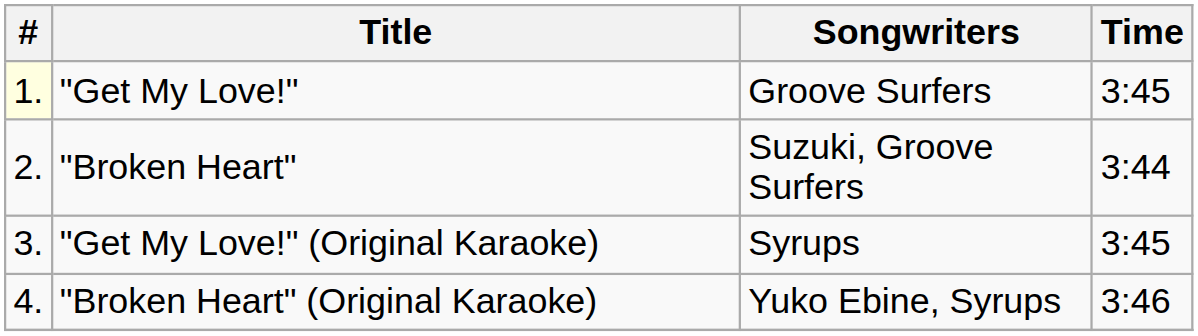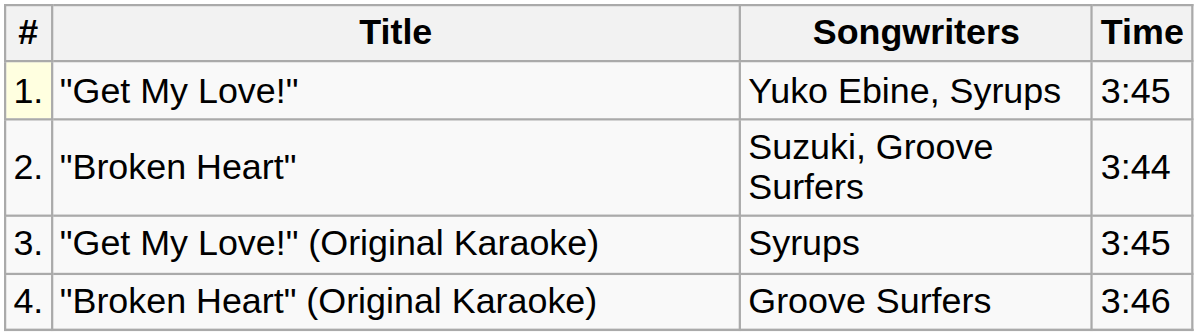(870, 89) Groove Surfers -> (905, 89) Yuko Ebine, Syrups
(905, 300) Yuko Ebine, Syrups -> (870, 300) Groove Surfers
